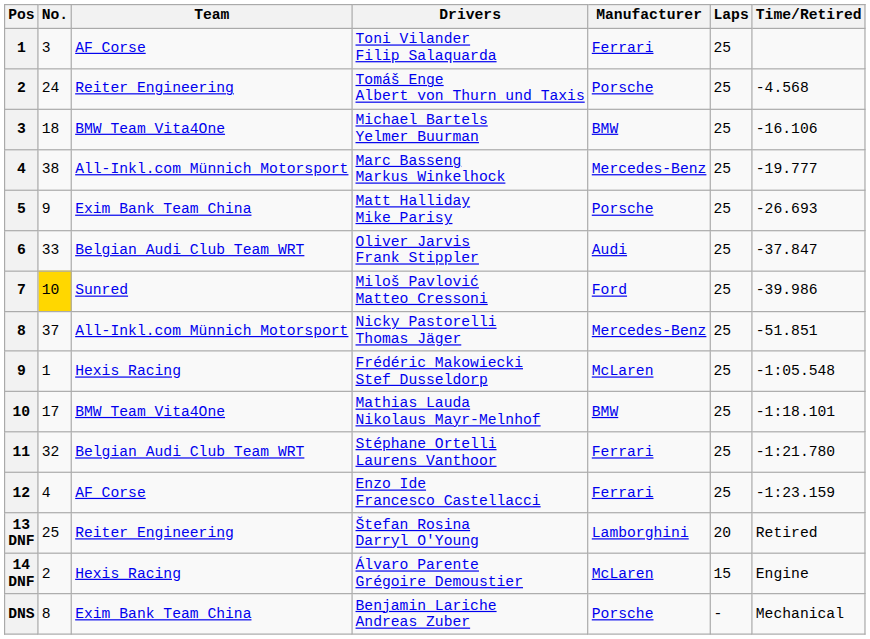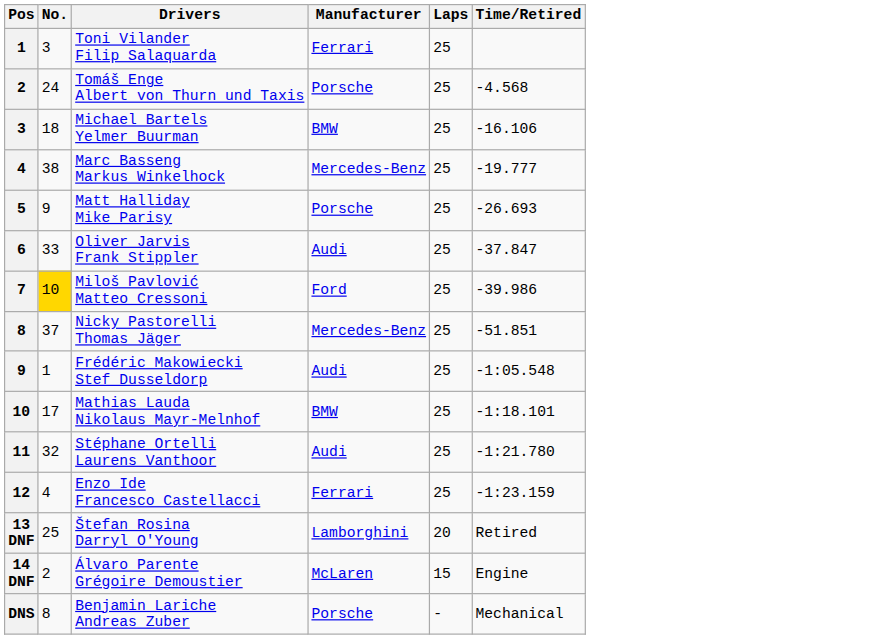- column: (212, 17)
(623, 372) McLaren -> (329, 372) Audi
(623, 453) Ferrari -> (329, 453) Audi
